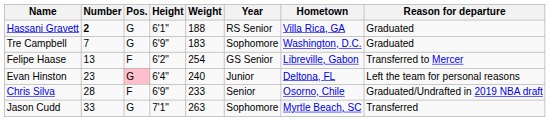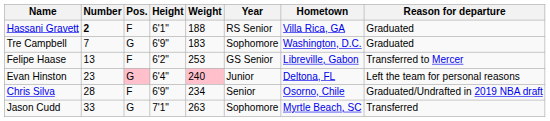(130, 28) G -> (129, 28) F
(197, 60) 254 -> (197, 60) 253
(197, 76) no background -> (197, 76) pink background
(197, 92) 233 -> (197, 92) 234
